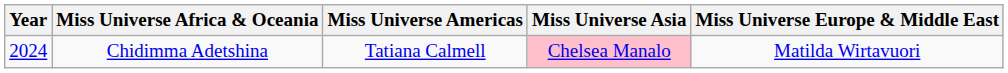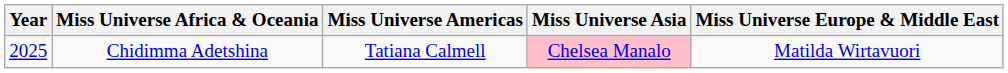(28, 51) 2024 -> (28, 51) 2025
